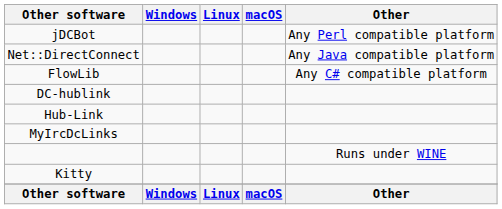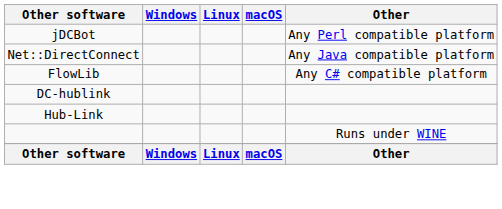- row: (74, 134)
- row: (74, 174)
